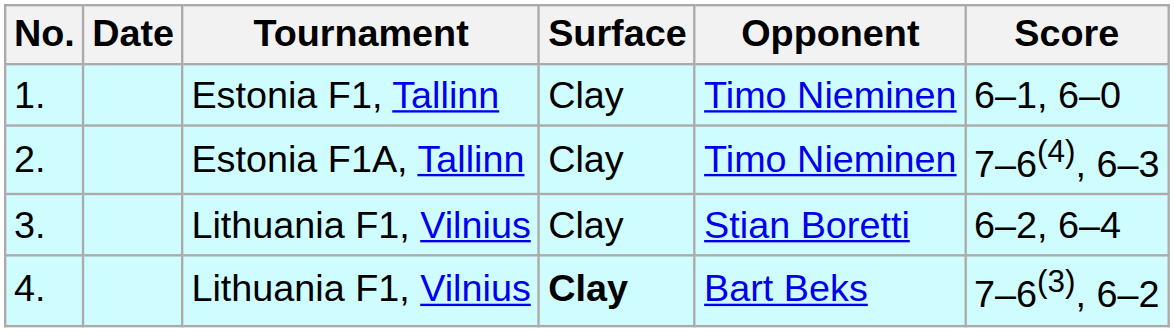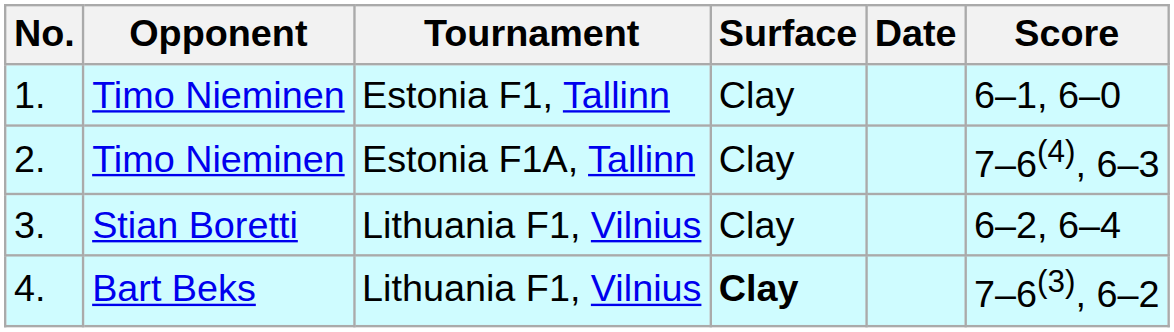columns swapped: (133, 34) <-> (830, 34)
